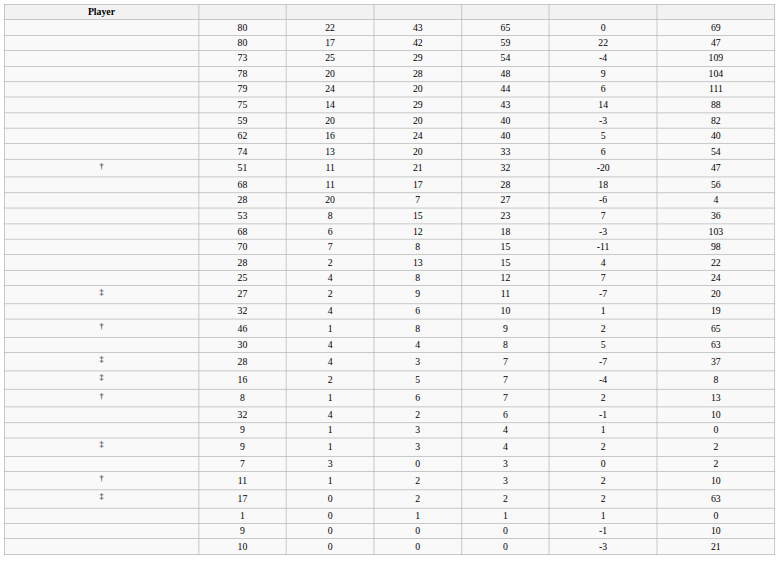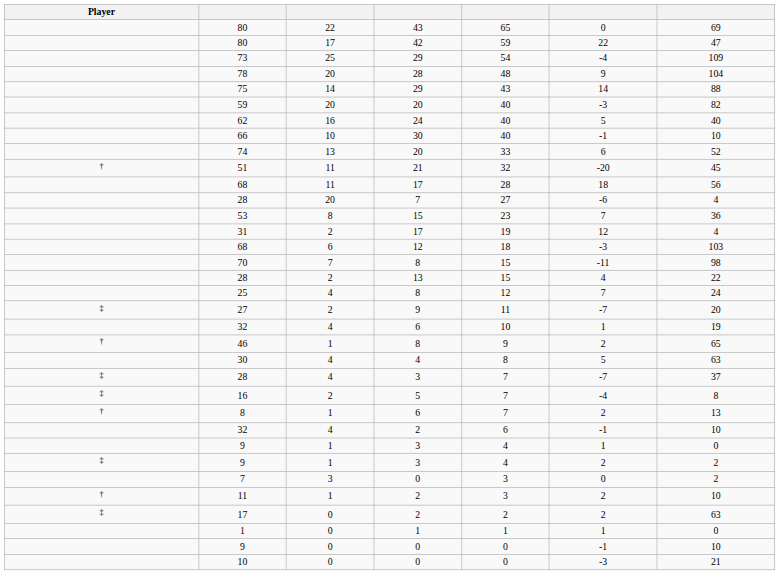- row: (242, 89)
+ row: (242, 136)
(716, 151) 54 -> (716, 151) 52
(716, 168) 47 -> (716, 168) 45
+ row: (242, 231)
